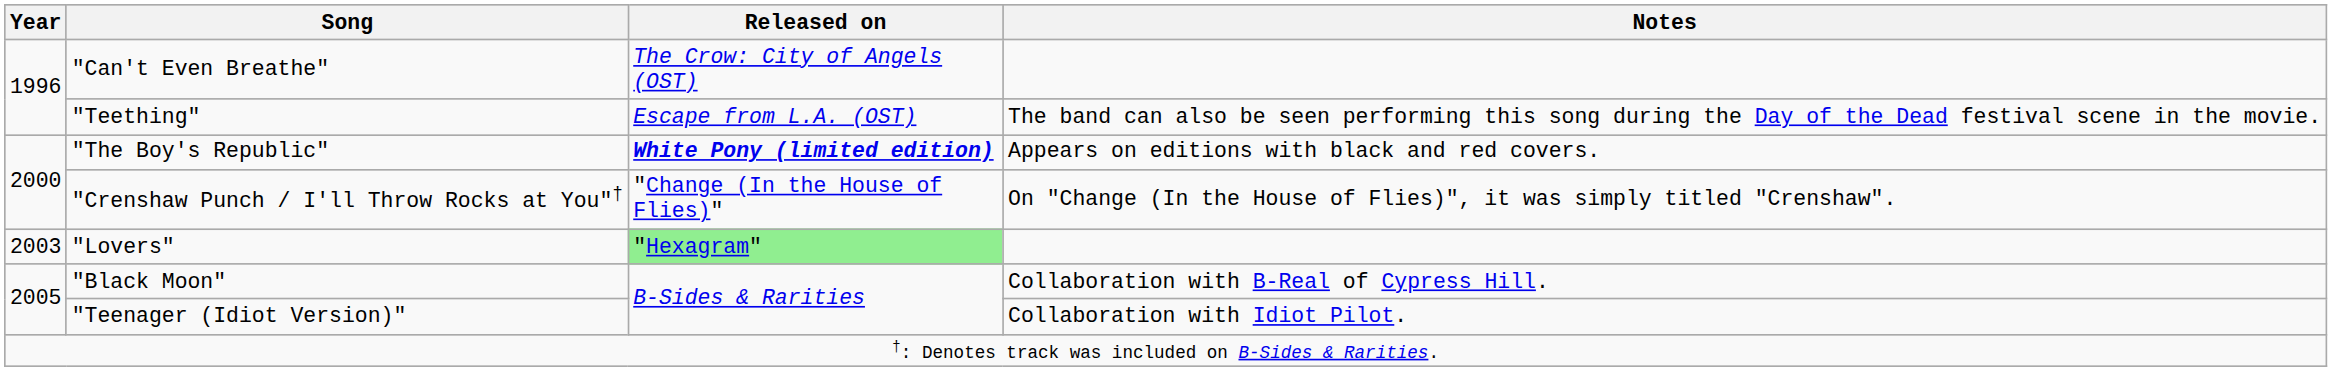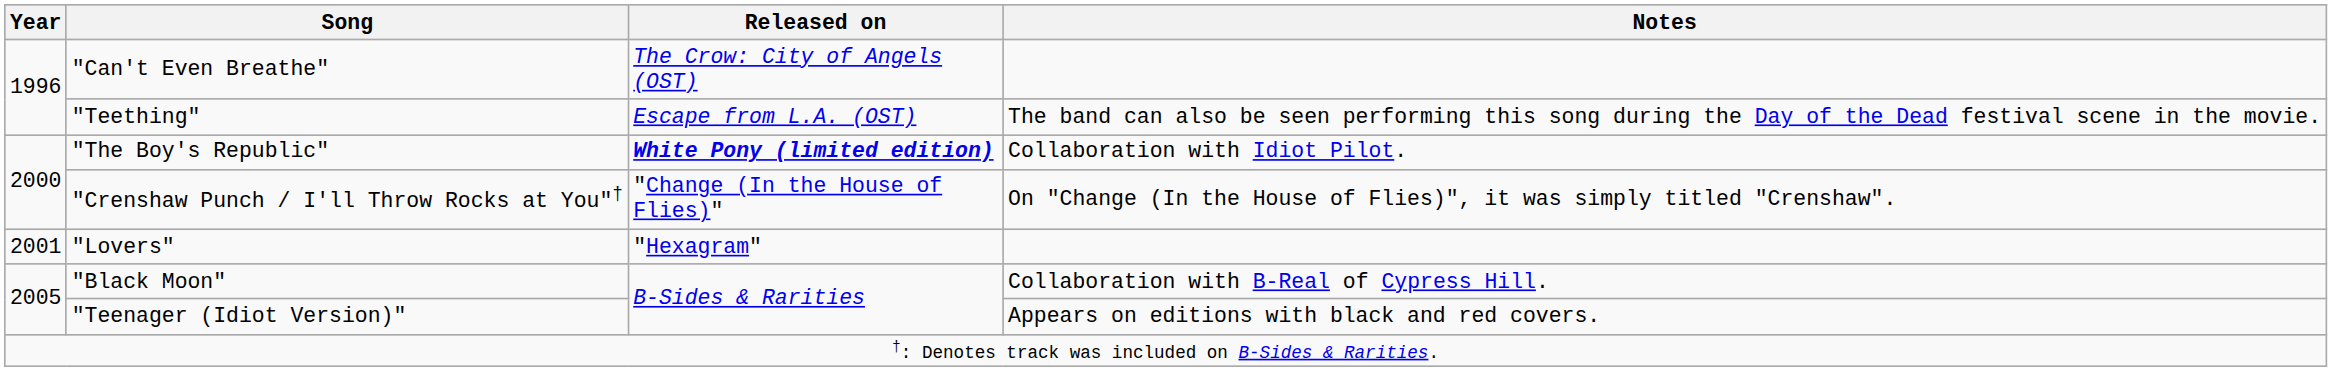(1304, 152) Appears on editions with black and red covers. -> (1208, 152) Collaboration with Idiot Pilot.
(36, 247) 2003 -> (36, 247) 2001
(698, 247) lightgreen background -> (698, 247) no background
(1208, 317) Collaboration with Idiot Pilot. -> (1304, 317) Appears on editions with black and red covers.
